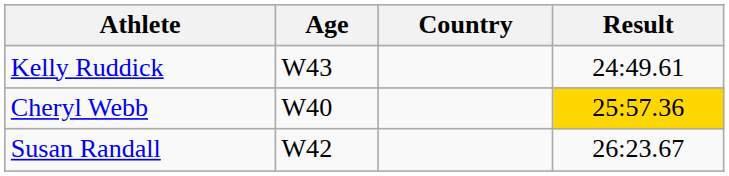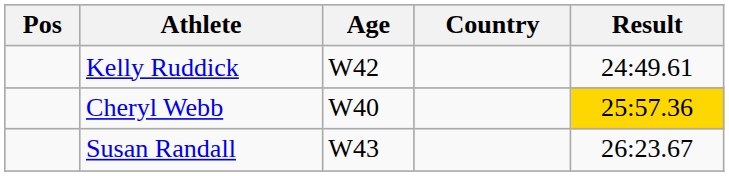+ column: (42, 25)
(307, 66) W43 -> (354, 66) W42
(307, 149) W42 -> (354, 149) W43
